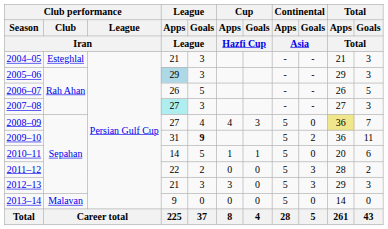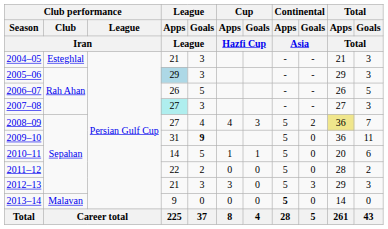(313, 122) 0 -> (313, 122) 2
(313, 138) 2 -> (313, 138) 0
(313, 169) 3 -> (313, 169) 0
(285, 201) normal -> (285, 201) bold
